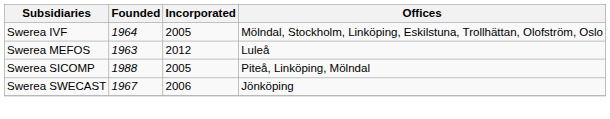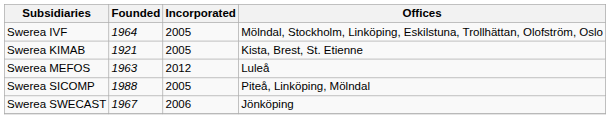+ row: (46, 50)
